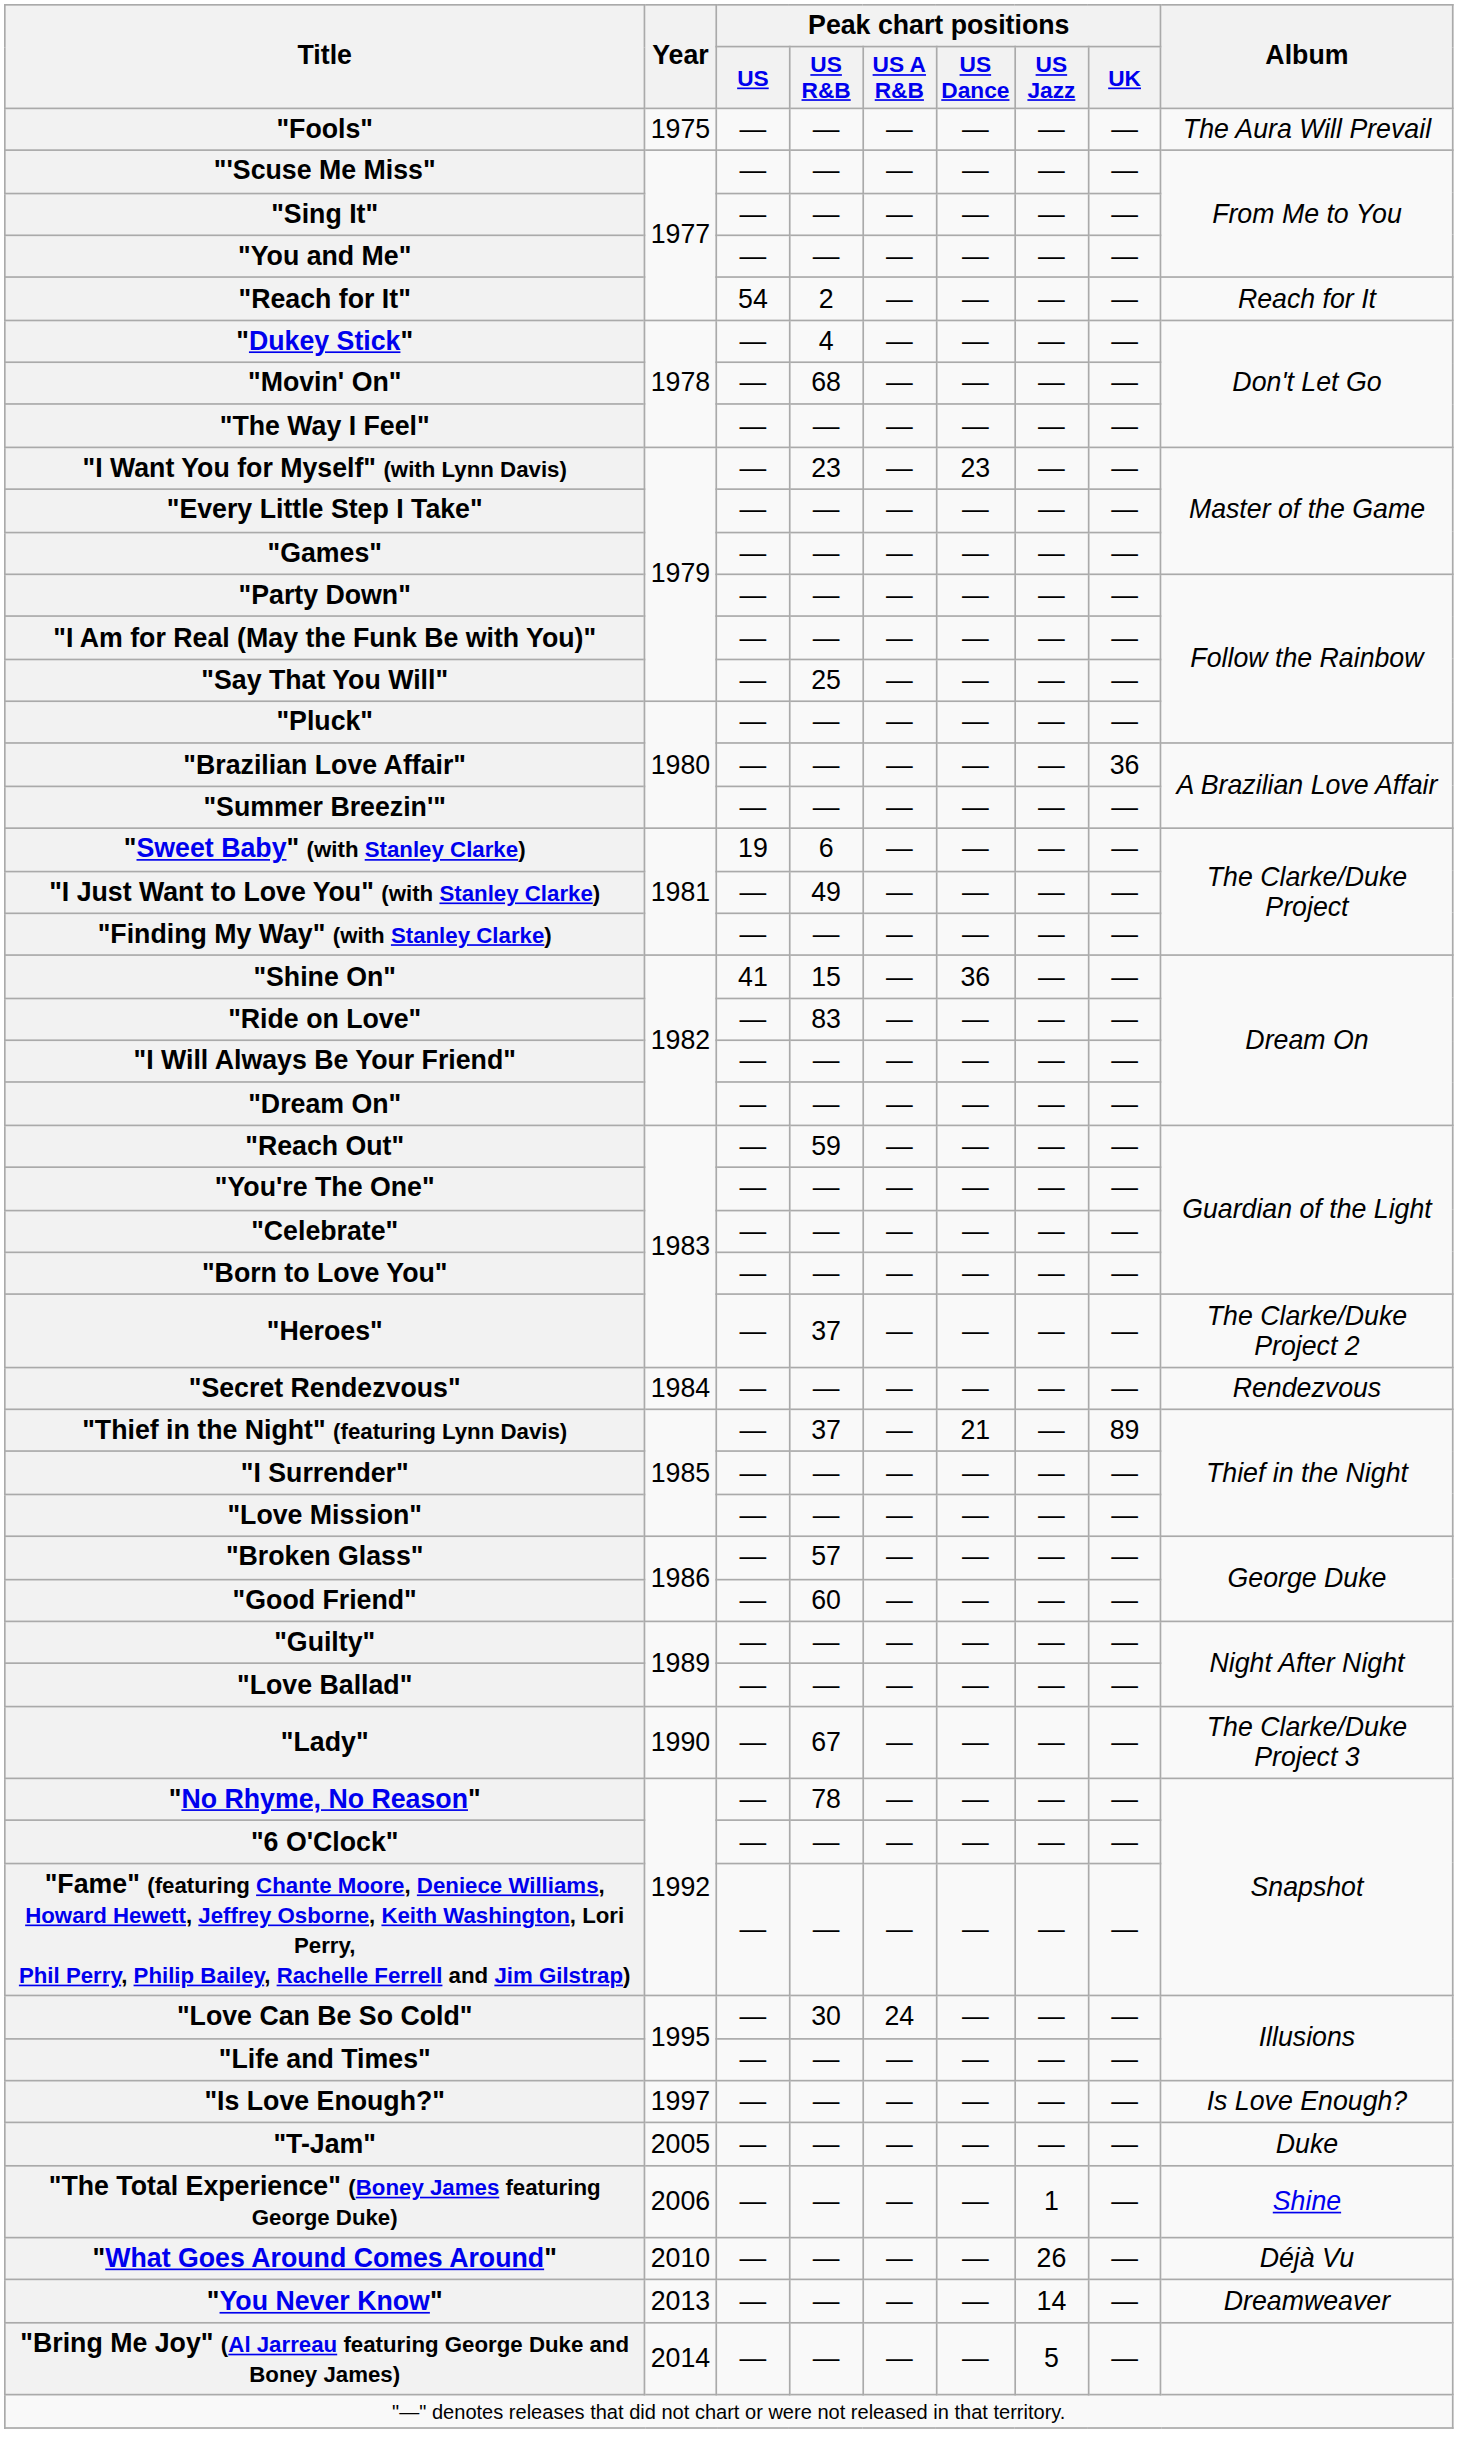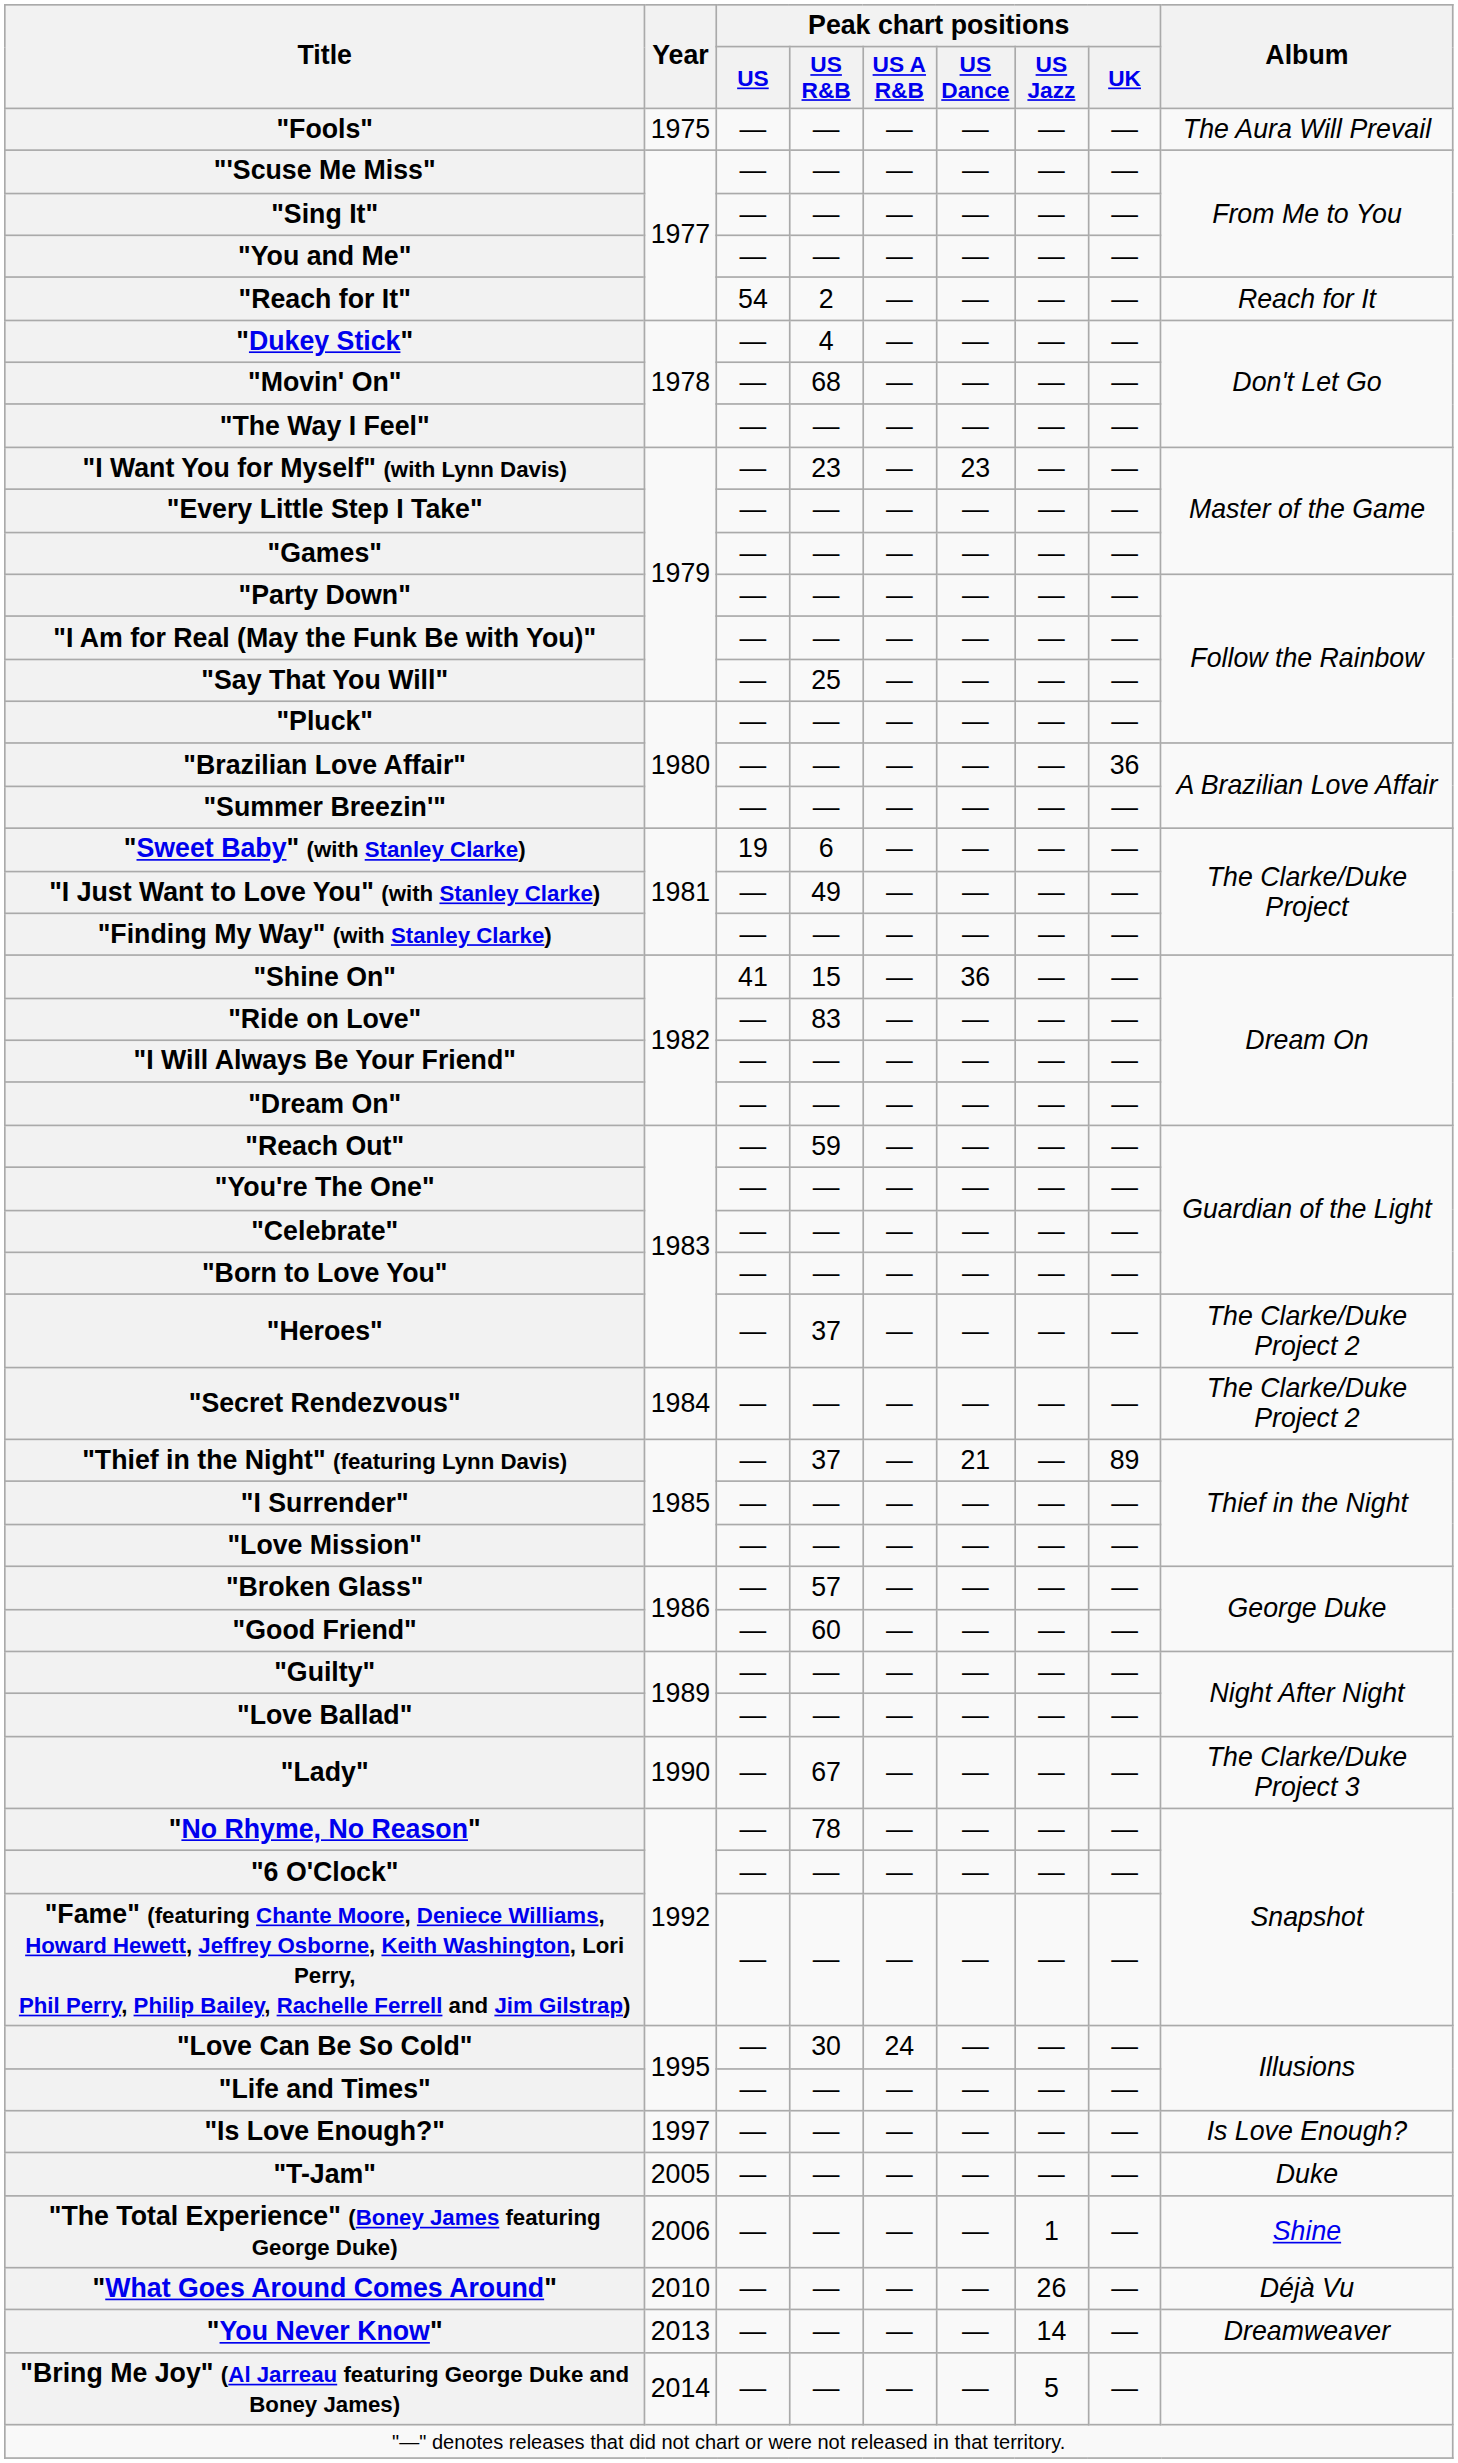(1307, 1387) Rendezvous -> (1307, 1402) The Clarke/Duke Project 2
